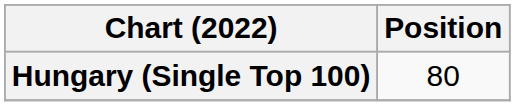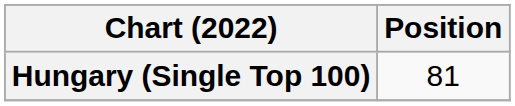(443, 75) 80 -> (443, 75) 81
